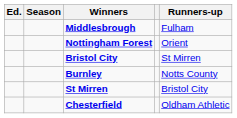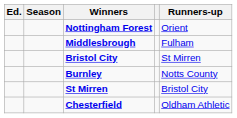rows swapped: (100, 27) <-> (109, 43)
